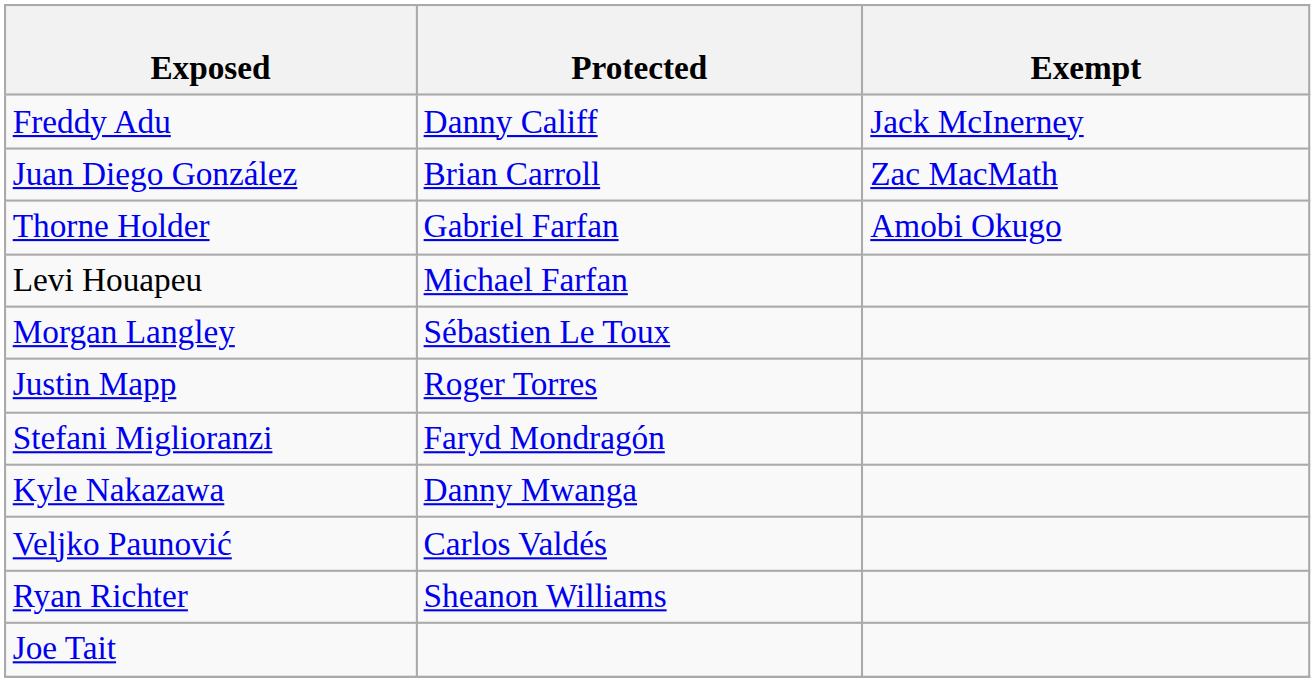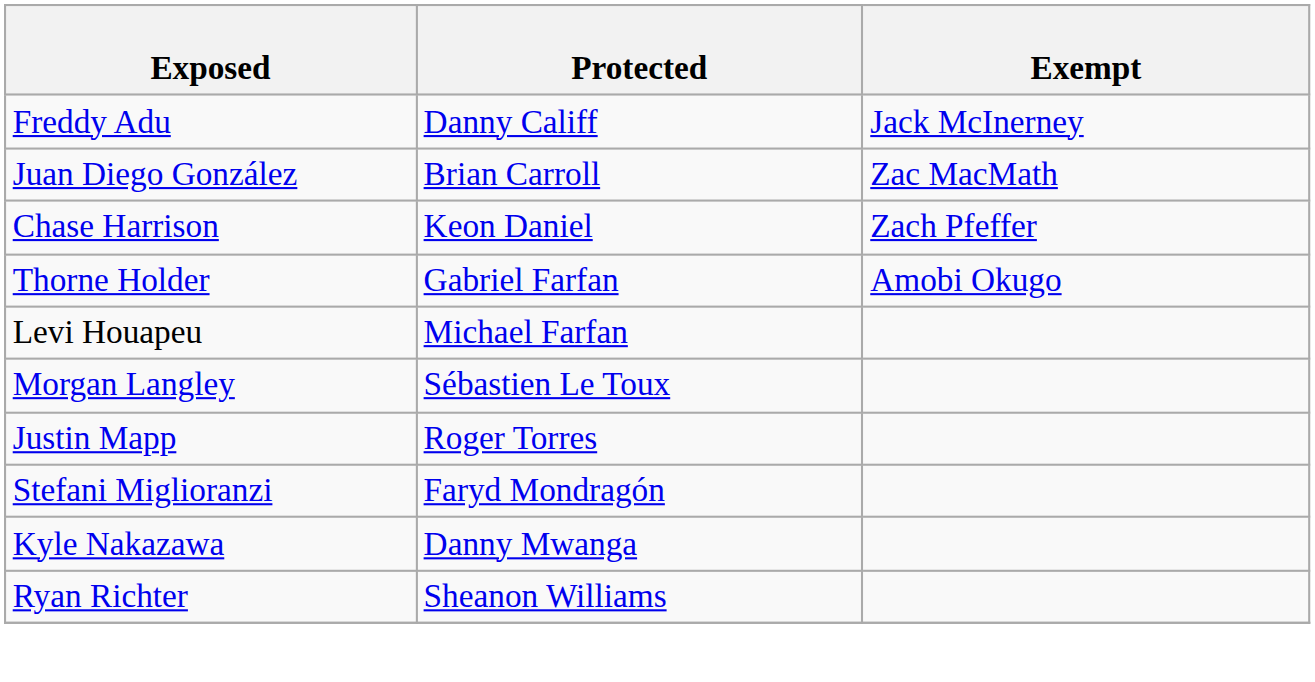+ row: (116, 226)
- row: (122, 543)
- row: (64, 648)
